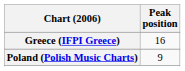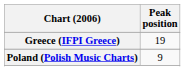(160, 40) 16 -> (160, 40) 19
